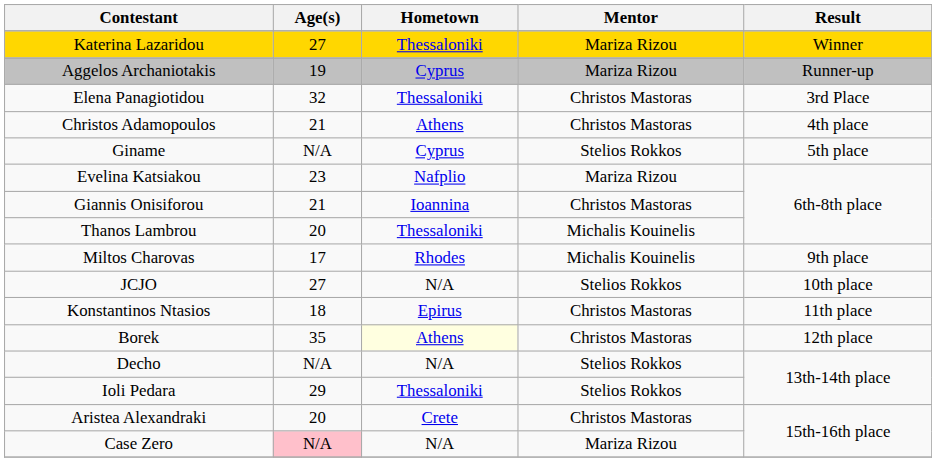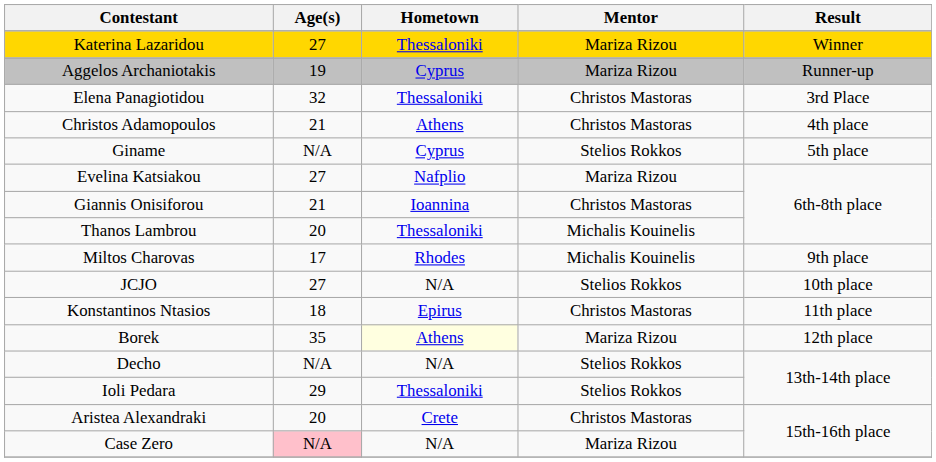(317, 177) 23 -> (317, 177) 27
(631, 337) Christos Mastoras -> (631, 337) Mariza Rizou
